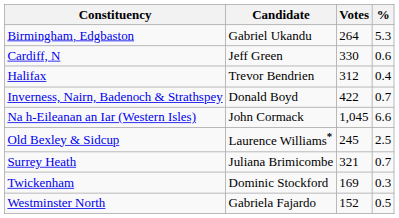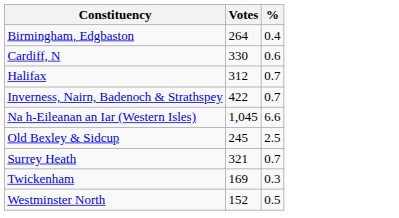- column: (281, 14)
(383, 35) 5.3 -> (272, 35) 0.4
(383, 76) 0.4 -> (272, 76) 0.7
